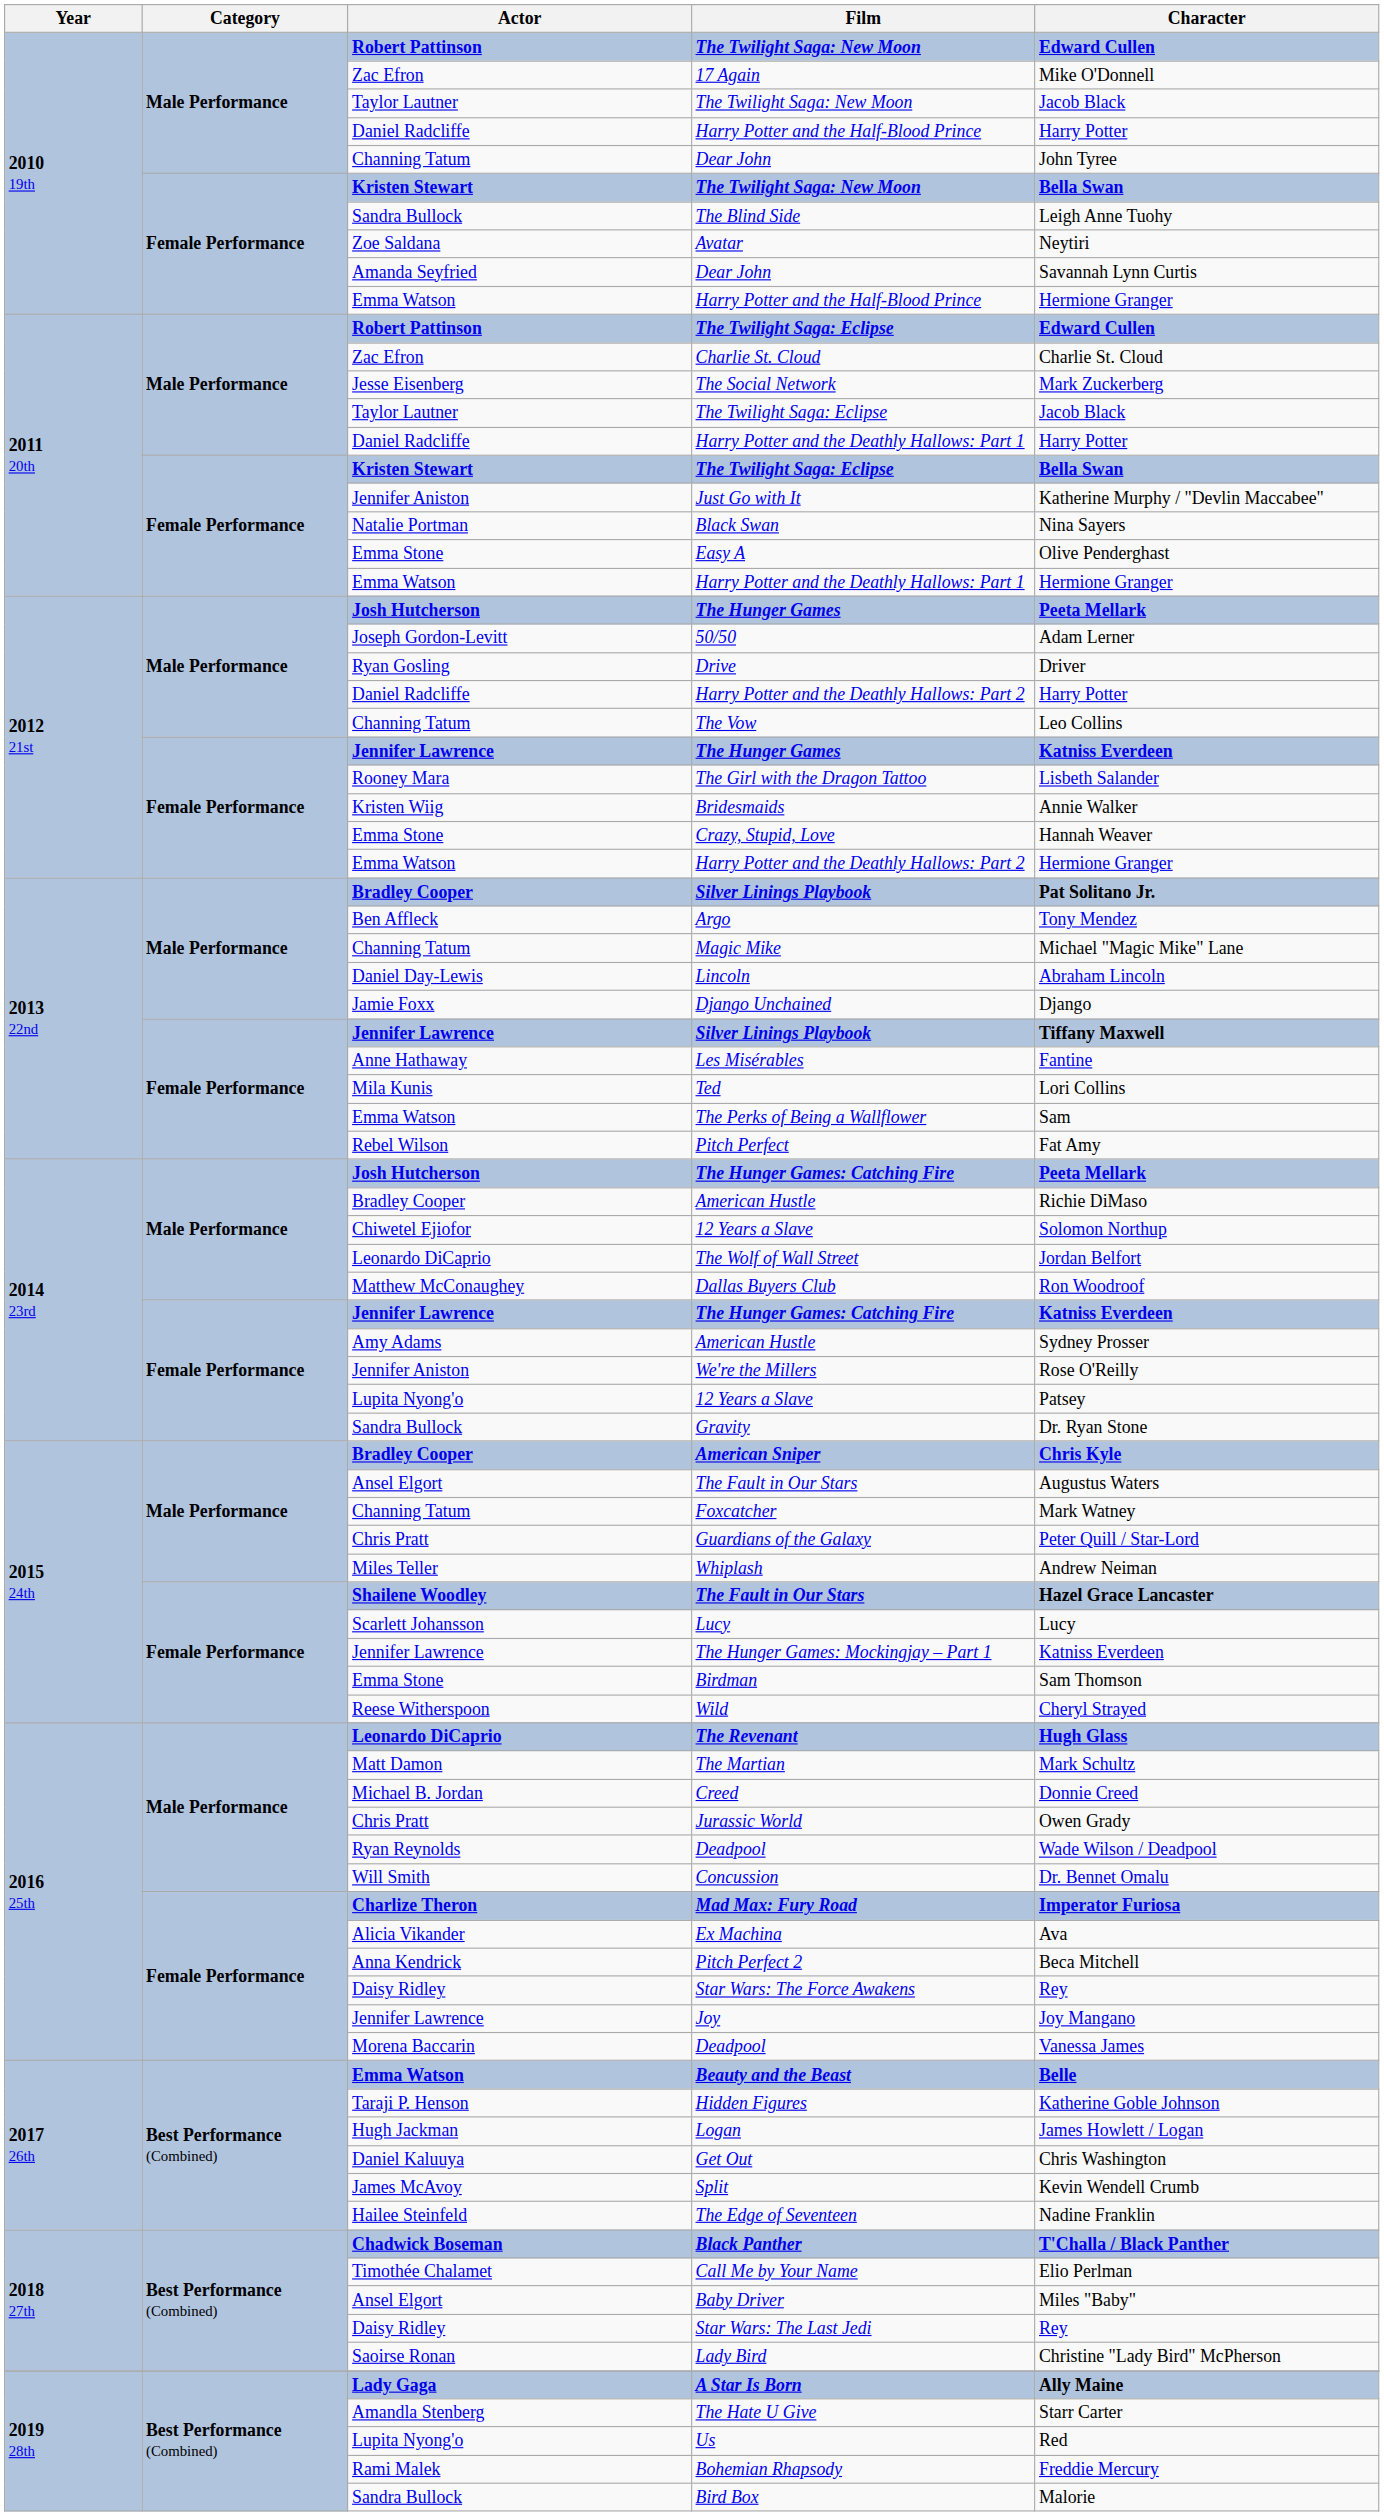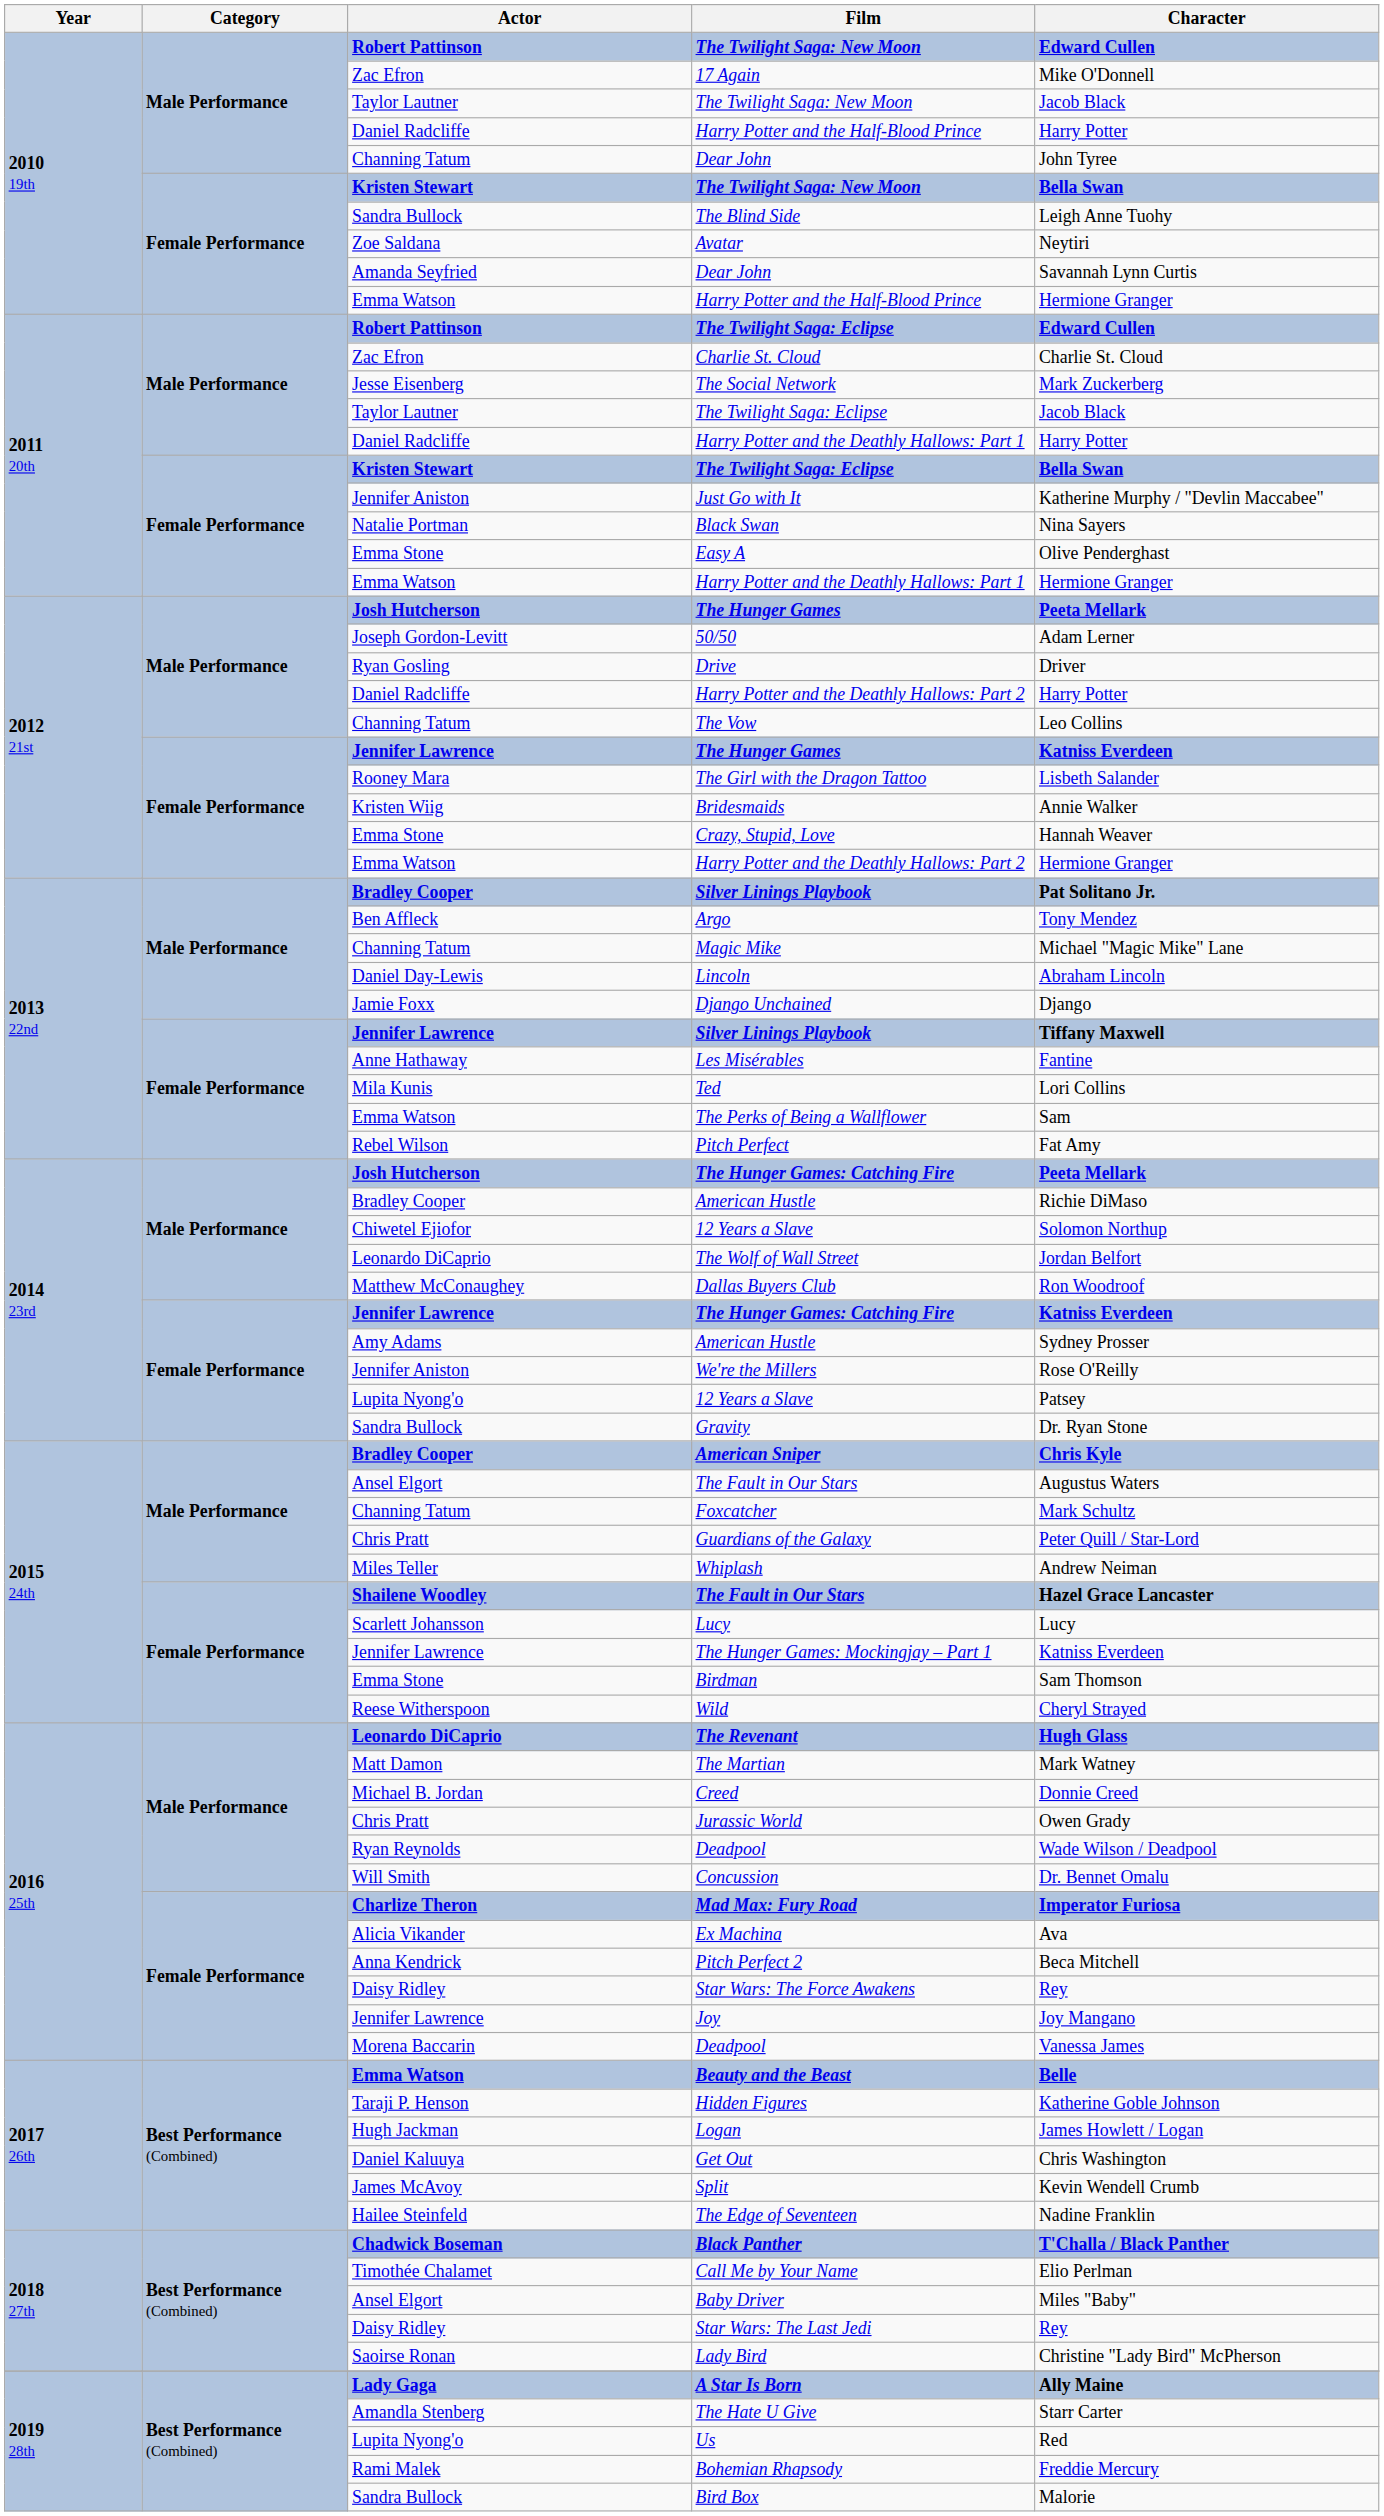(1087, 1511) Mark Watney -> (1087, 1511) Mark Schultz
(1087, 1764) Mark Schultz -> (1087, 1764) Mark Watney
